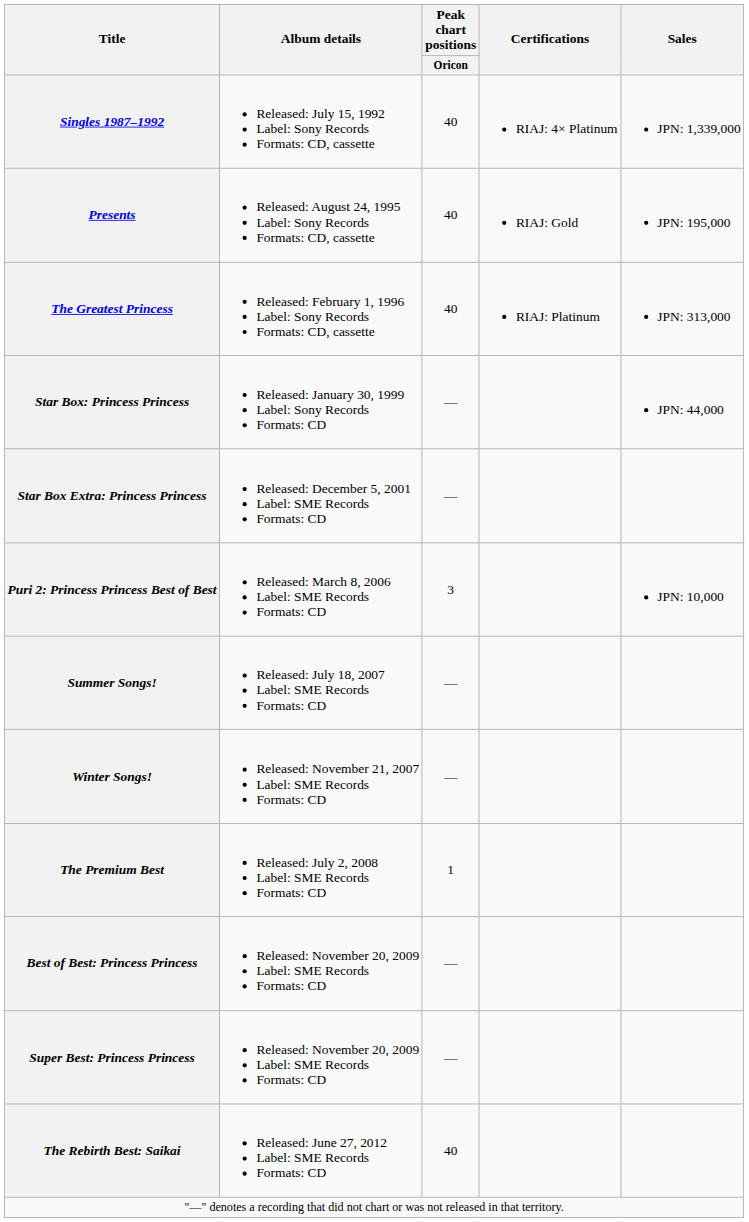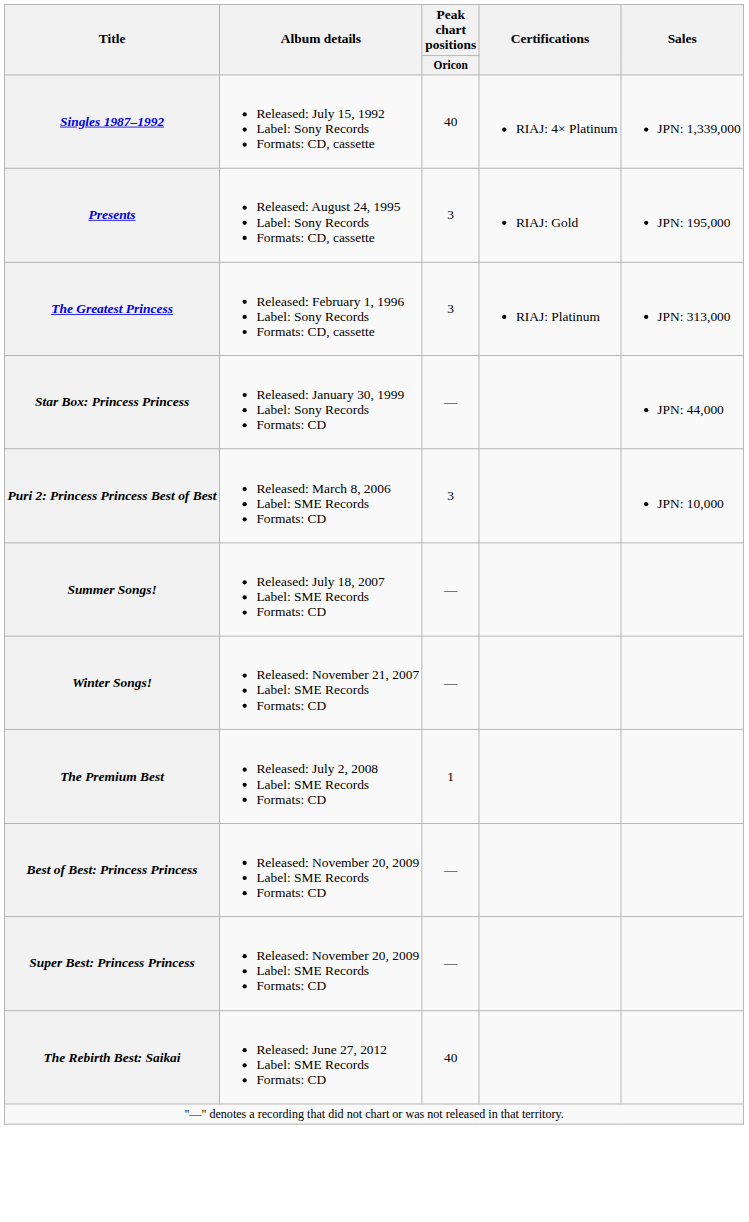(451, 215) 40 -> (451, 215) 3
(451, 308) 40 -> (451, 308) 3
- row: (112, 495)
